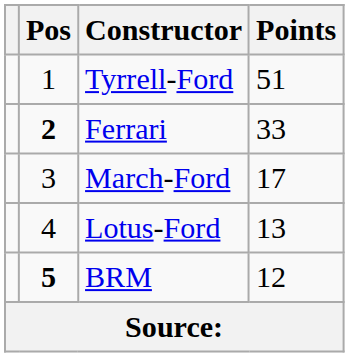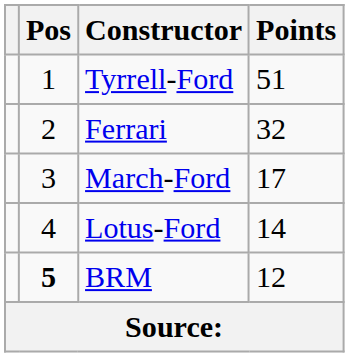(49, 128) bold -> (49, 128) normal
(271, 128) 33 -> (271, 128) 32
(271, 227) 13 -> (271, 227) 14
